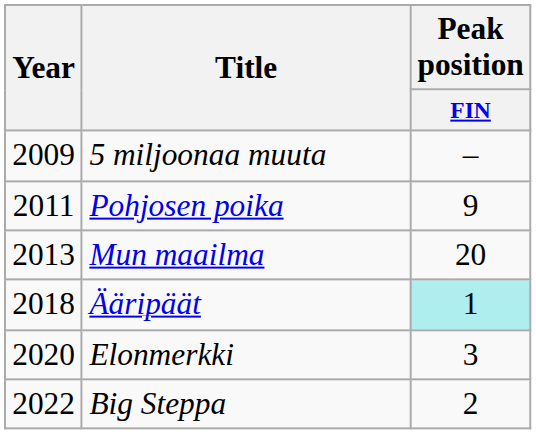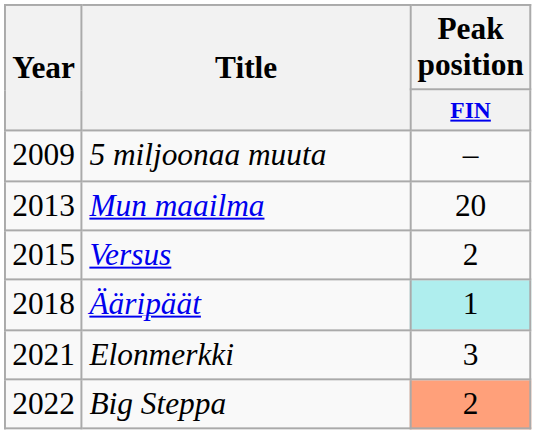- row: (186, 204)
+ row: (130, 254)
(44, 354) 2020 -> (44, 354) 2021
(471, 403) no background -> (471, 403) lightsalmon background
